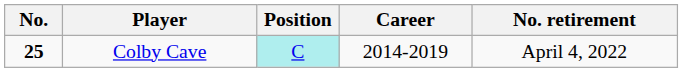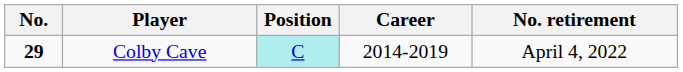(34, 51) 25 -> (34, 51) 29
